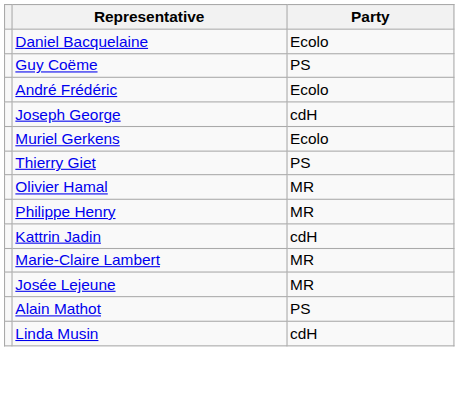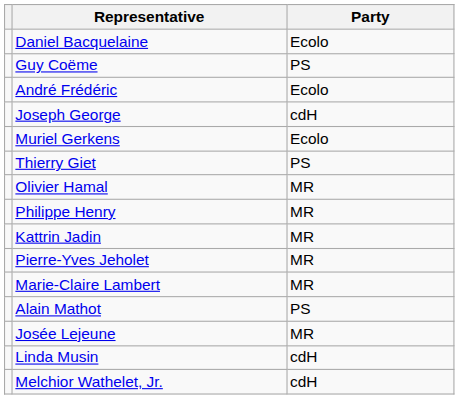(304, 236) cdH -> (302, 236) MR
+ row: (82, 261)
rows swapped: (65, 285) <-> (58, 309)
+ row: (89, 382)
